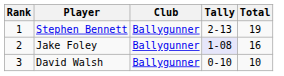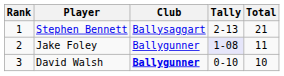(166, 29) Ballygunner -> (169, 29) Ballysaggart
(255, 29) 19 -> (261, 29) 21
(255, 46) 16 -> (261, 46) 11
(166, 62) normal -> (166, 62) bold
